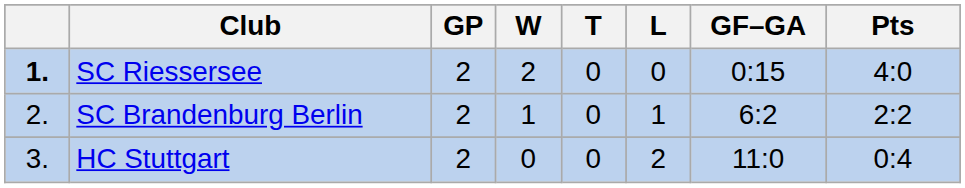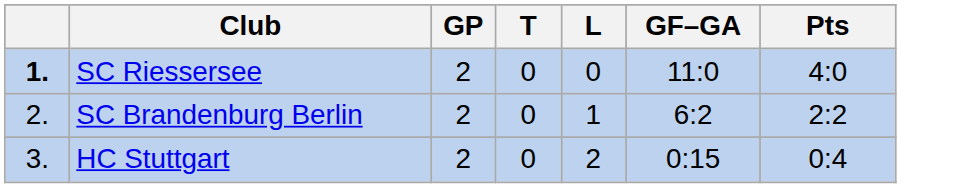- column: (528, 26)
(758, 70) 0:15 -> (693, 70) 11:0
(758, 159) 11:0 -> (693, 159) 0:15
